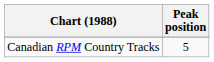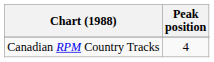(186, 47) 5 -> (186, 47) 4
